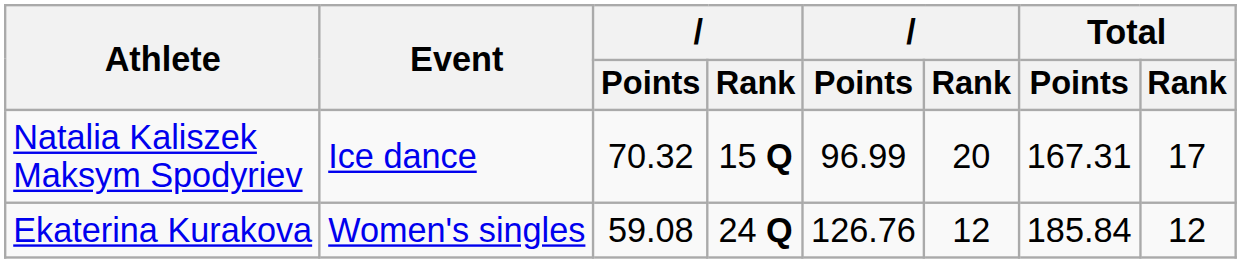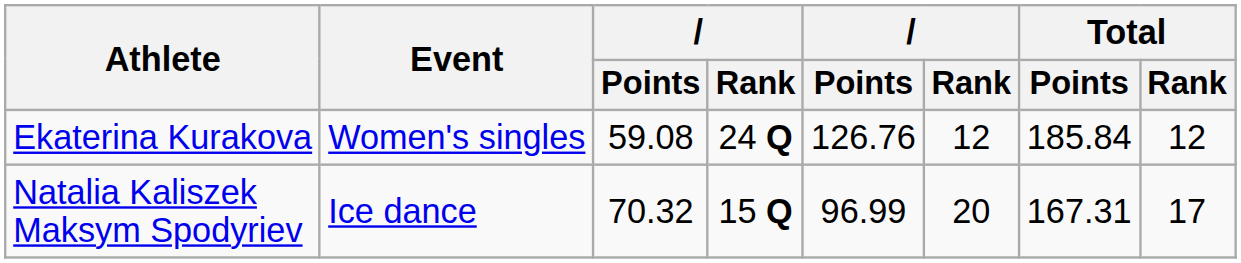rows swapped: (163, 230) <-> (158, 157)
